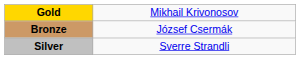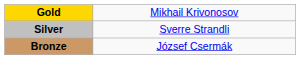rows swapped: (49, 46) <-> (49, 29)
